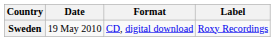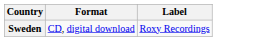- column: (75, 12)
